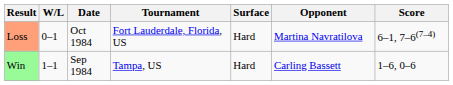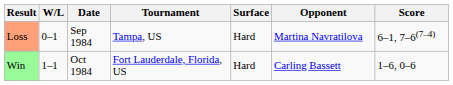(81, 36) Oct 1984 -> (81, 36) Sep 1984
(167, 36) Fort Lauderdale, Florida, US -> (137, 36) Tampa, US
(81, 65) Sep 1984 -> (81, 65) Oct 1984
(137, 65) Tampa, US -> (167, 65) Fort Lauderdale, Florida, US
